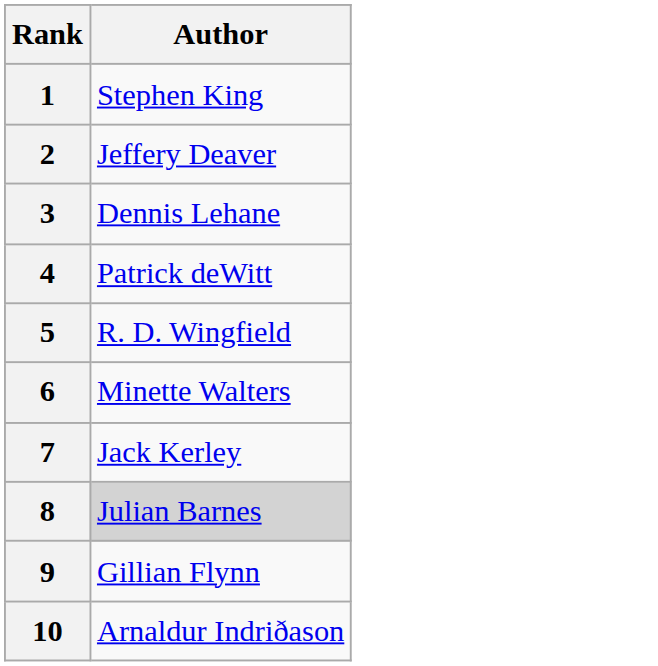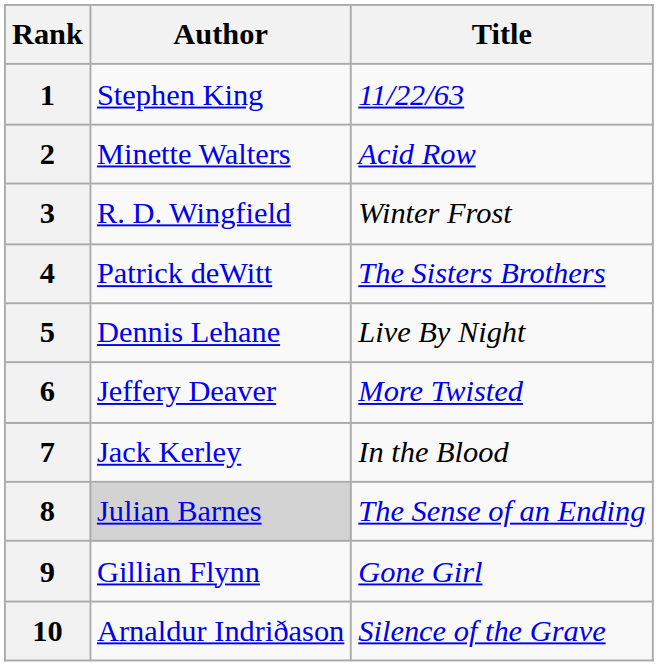+ column: (502, 34)
(187, 153) Jeffery Deaver -> (194, 153) Minette Walters
(189, 213) Dennis Lehane -> (194, 213) R. D. Wingfield
(194, 332) R. D. Wingfield -> (189, 332) Dennis Lehane
(194, 391) Minette Walters -> (187, 391) Jeffery Deaver
